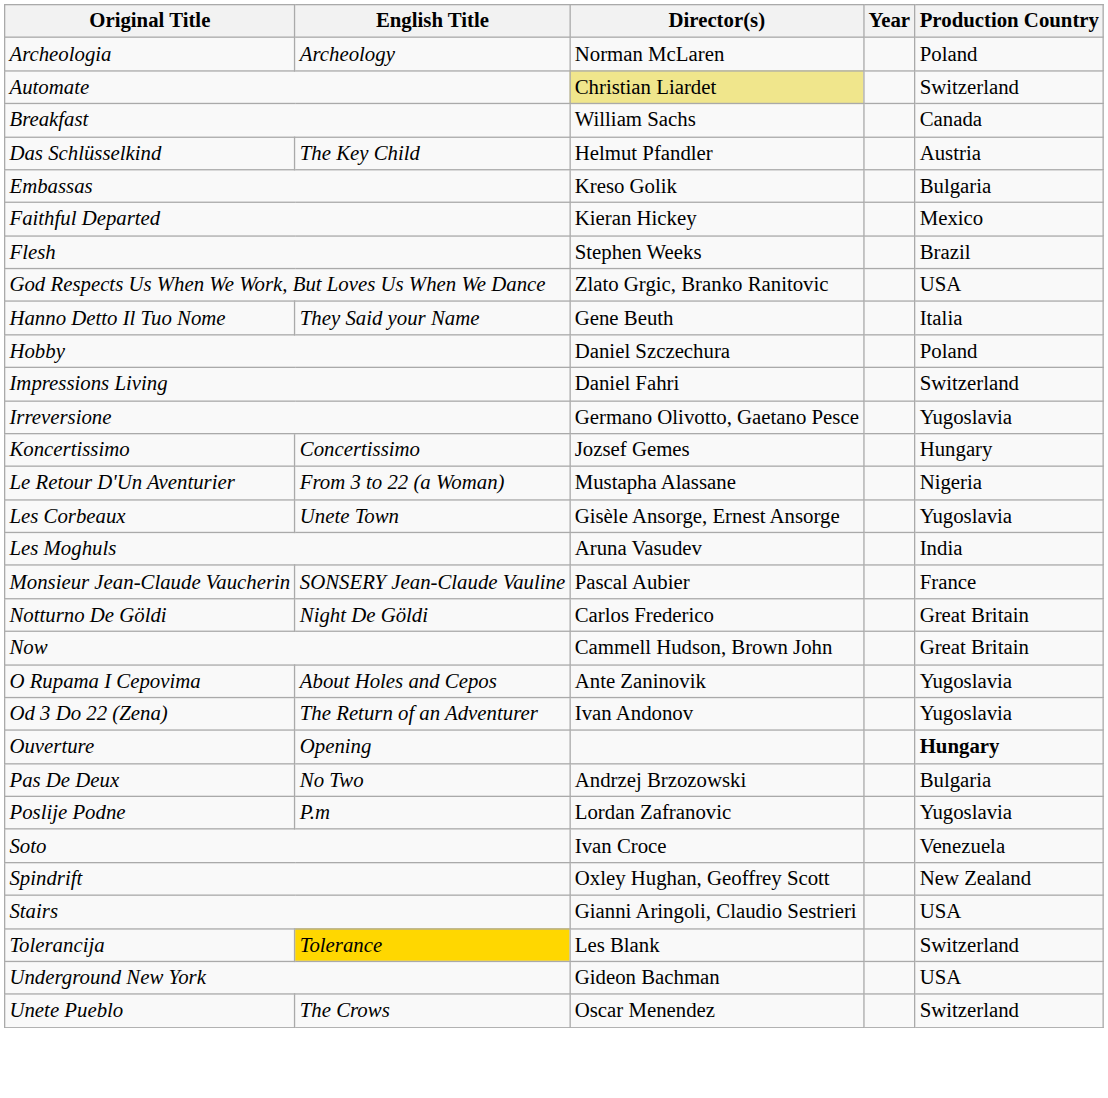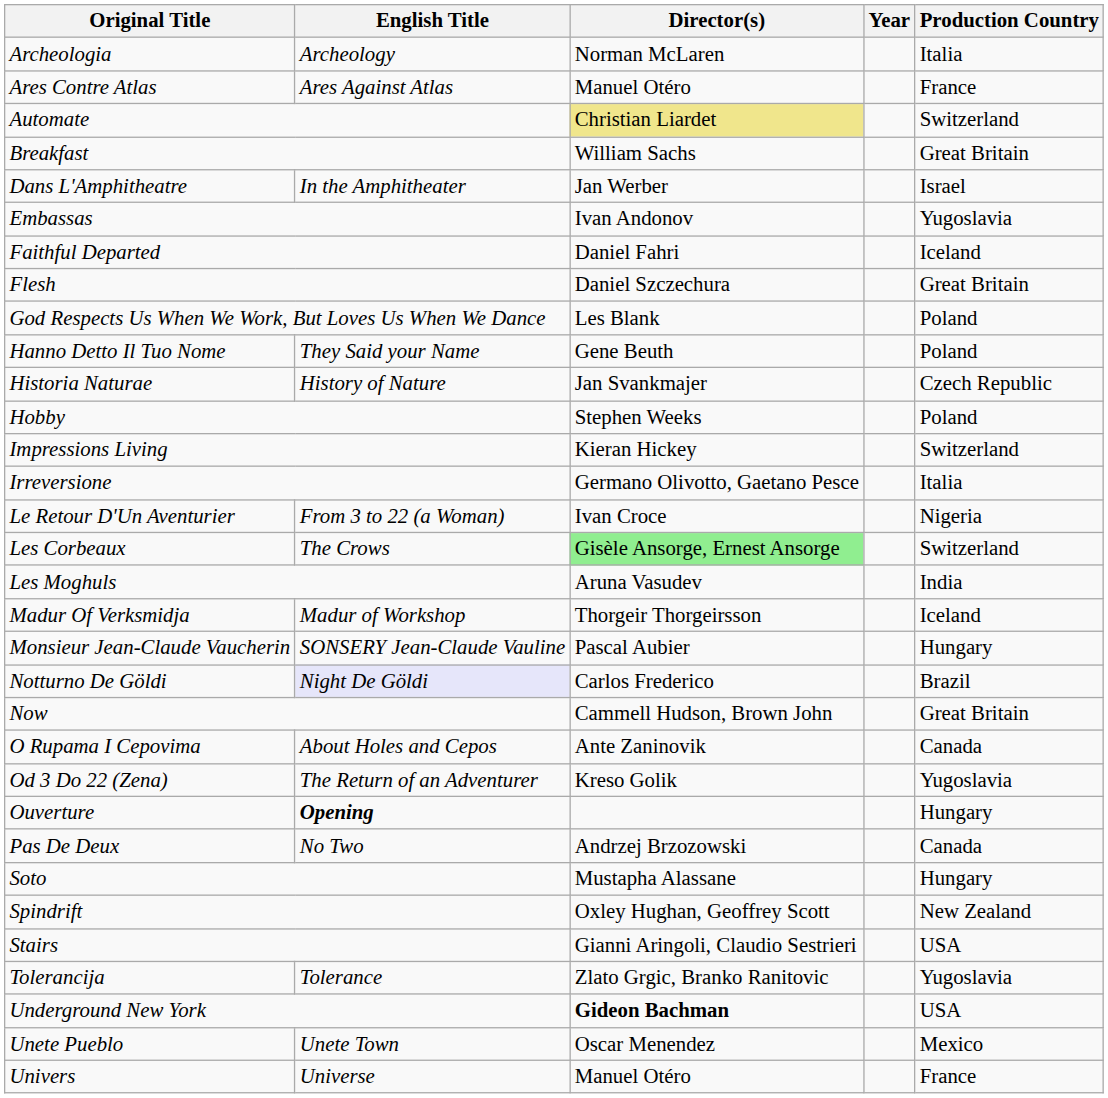(949, 53) Poland -> (941, 53) Italia
+ row: (83, 86)
(951, 119) Canada -> (974, 152) Great Britain
+ row: (98, 185)
- row: (85, 152)
(626, 185) Kreso Golik -> (634, 218) Ivan Andonov
(955, 185) Bulgaria -> (966, 218) Yugoslavia
(636, 218) Kieran Hickey -> (627, 251) Daniel Fahri
(951, 218) Mexico -> (950, 251) Iceland
(638, 251) Stephen Weeks -> (652, 284) Daniel Szczechura
(945, 251) Brazil -> (974, 284) Great Britain
(702, 284) Zlato Grgic, Branko Ranitovic -> (617, 317) Les Blank
(940, 284) USA -> (949, 317) Poland
(941, 317) Italia -> (949, 350) Poland
+ row: (81, 383)
(652, 350) Daniel Szczechura -> (638, 416) Stephen Weeks
(627, 383) Daniel Fahri -> (636, 449) Kieran Hickey
(966, 416) Yugoslavia -> (941, 482) Italia
- row: (70, 449)
(655, 482) Mustapha Alassane -> (621, 515) Ivan Croce
(349, 515) Unete Town -> (345, 548) The Crows
(707, 515) no background -> (707, 548) lightgreen background
(966, 515) Yugoslavia -> (969, 548) Switzerland
+ row: (100, 614)
(948, 581) France -> (956, 647) Hungary
(364, 614) no background -> (364, 680) lavender background
(974, 614) Great Britain -> (945, 680) Brazil
(966, 680) Yugoslavia -> (951, 746) Canada
(634, 713) Ivan Andonov -> (626, 779) Kreso Golik
(336, 746) normal -> (337, 812) bold
(960, 746) bold -> (956, 812) normal
(955, 779) Bulgaria -> (951, 845) Canada
- row: (67, 812)
(621, 845) Ivan Croce -> (655, 878) Mustapha Alassane
(962, 845) Venezuela -> (956, 878) Hungary
(341, 944) gold background -> (341, 977) no background
(617, 944) Les Blank -> (702, 977) Zlato Grgic, Branko Ranitovic
(969, 944) Switzerland -> (966, 977) Yugoslavia
(647, 977) normal -> (652, 1010) bold
(345, 1010) The Crows -> (349, 1043) Unete Town
(969, 1010) Switzerland -> (951, 1043) Mexico
+ row: (42, 1076)
